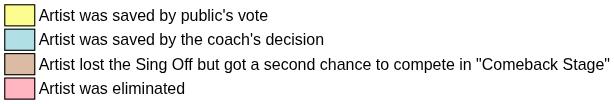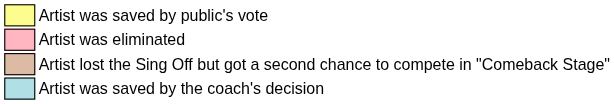rows swapped: (181, 40) <-> (112, 89)
